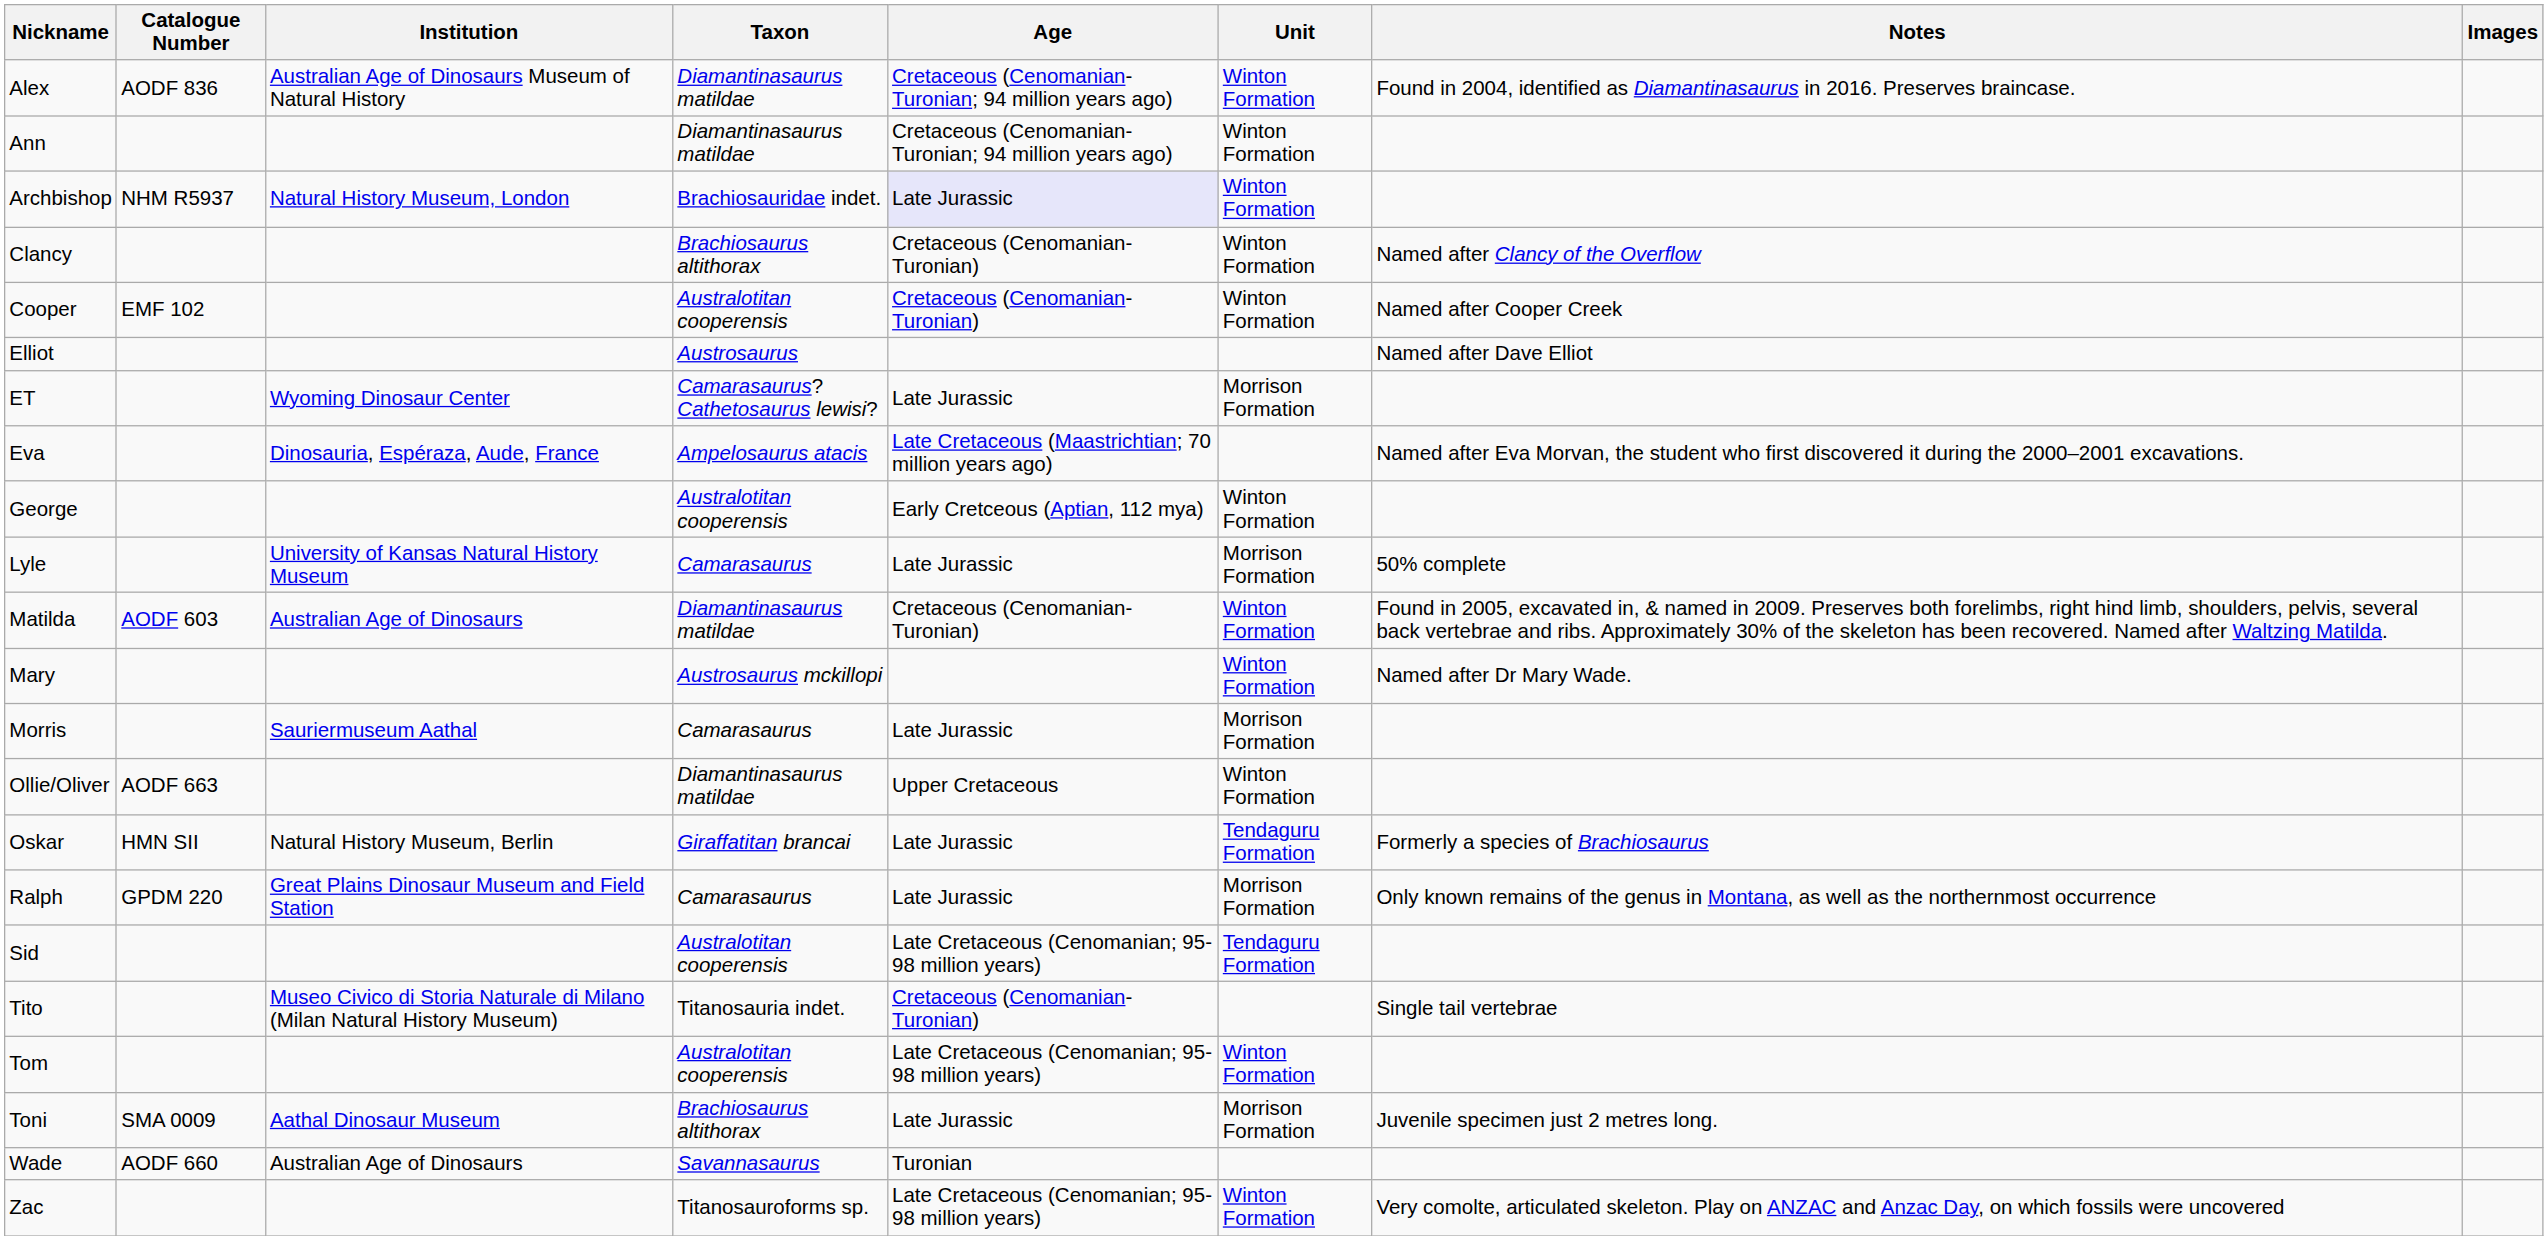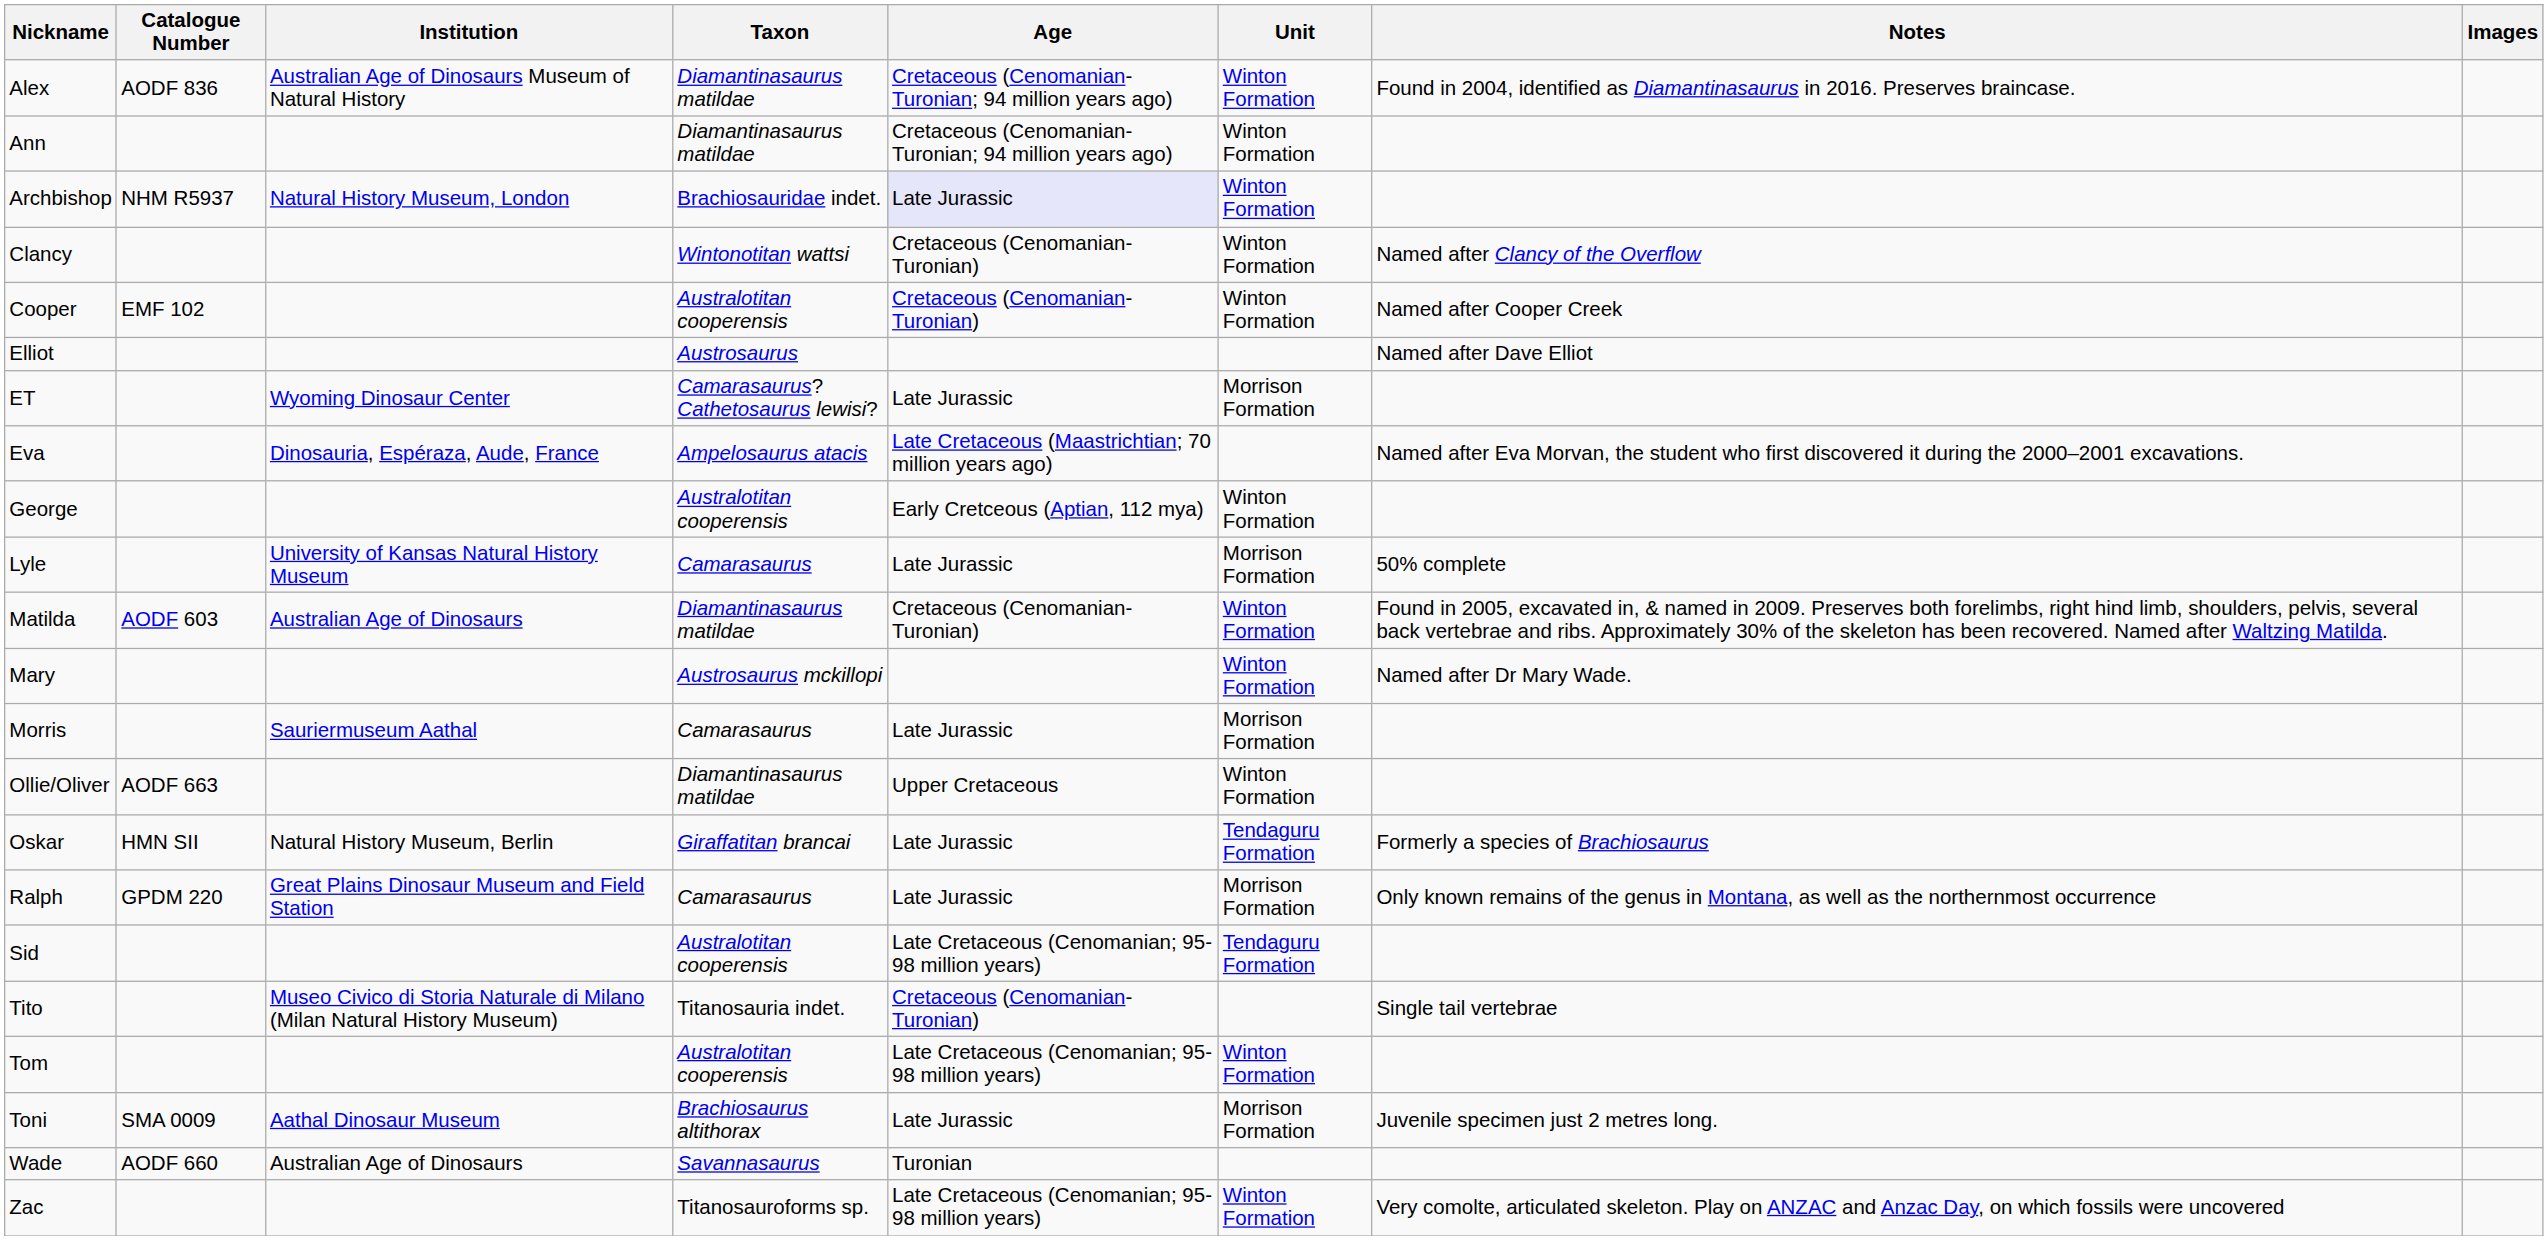(743, 254) Brachiosaurus altithorax -> (763, 254) Wintonotitan wattsi
